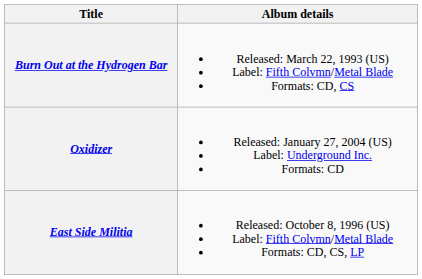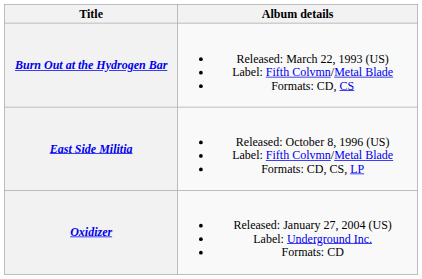rows swapped: (91, 232) <-> (91, 148)
